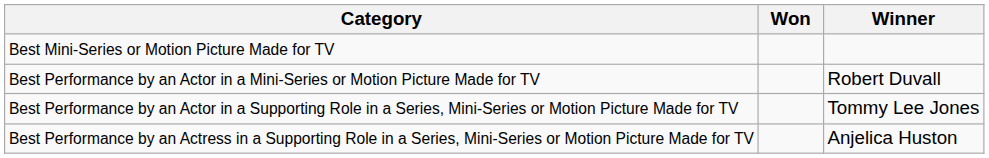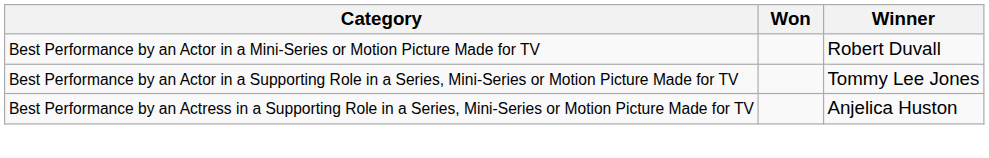- row: (172, 50)
